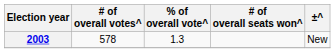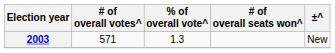(108, 39) 578 -> (108, 39) 571
